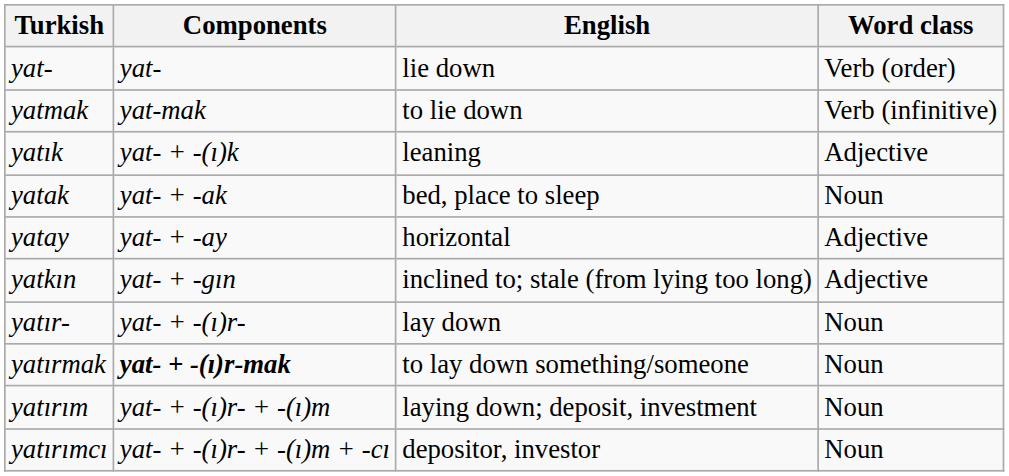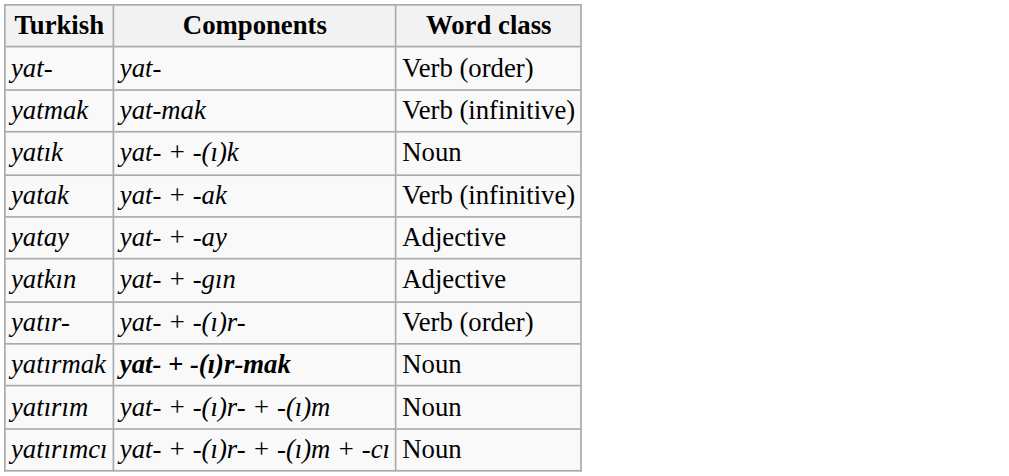- column: (607, 25)
(876, 152) Adjective -> (432, 152) Noun
(854, 195) Noun -> (489, 195) Verb (infinitive)
(854, 322) Noun -> (468, 322) Verb (order)
